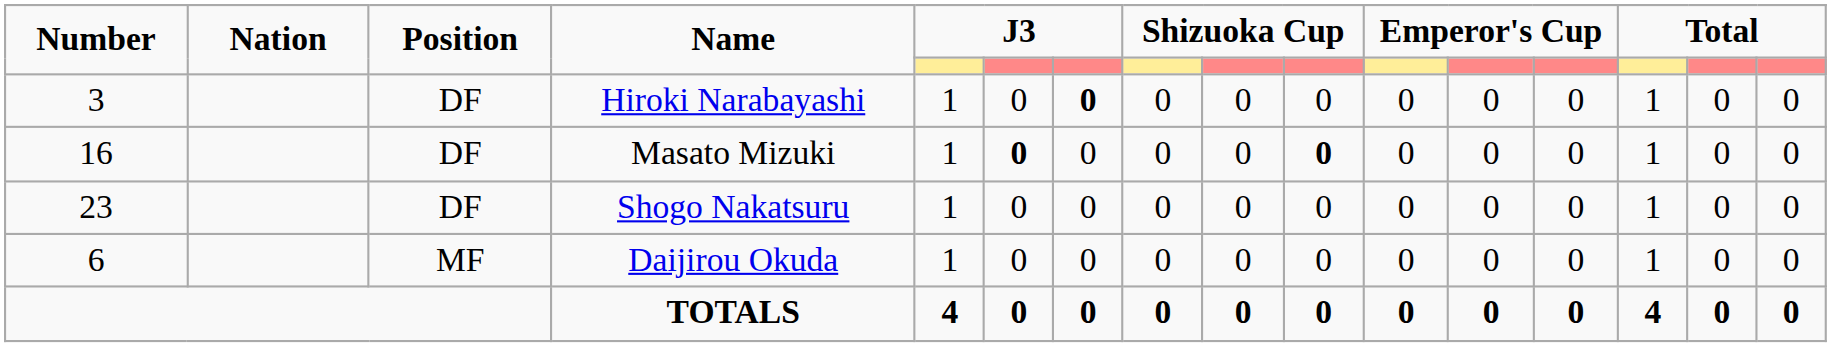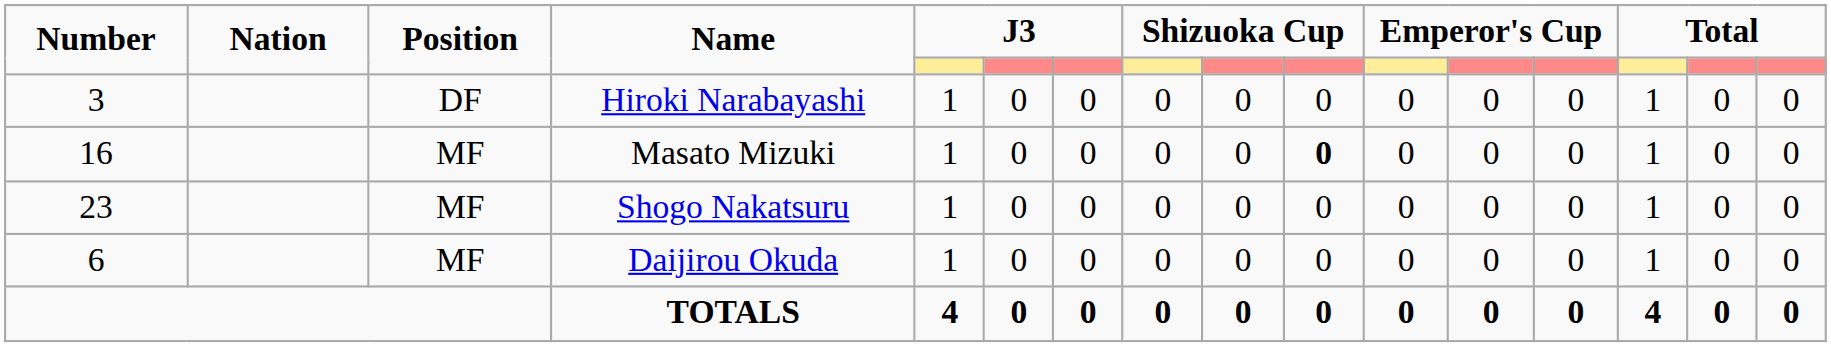(1088, 99) bold -> (1088, 99) normal
(460, 153) DF -> (460, 153) MF
(1019, 153) bold -> (1019, 153) normal
(460, 206) DF -> (460, 206) MF
